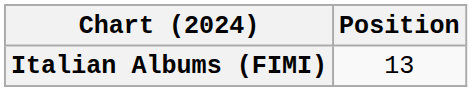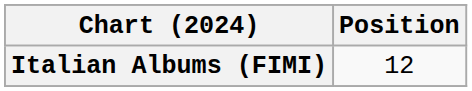(399, 66) 13 -> (399, 66) 12
